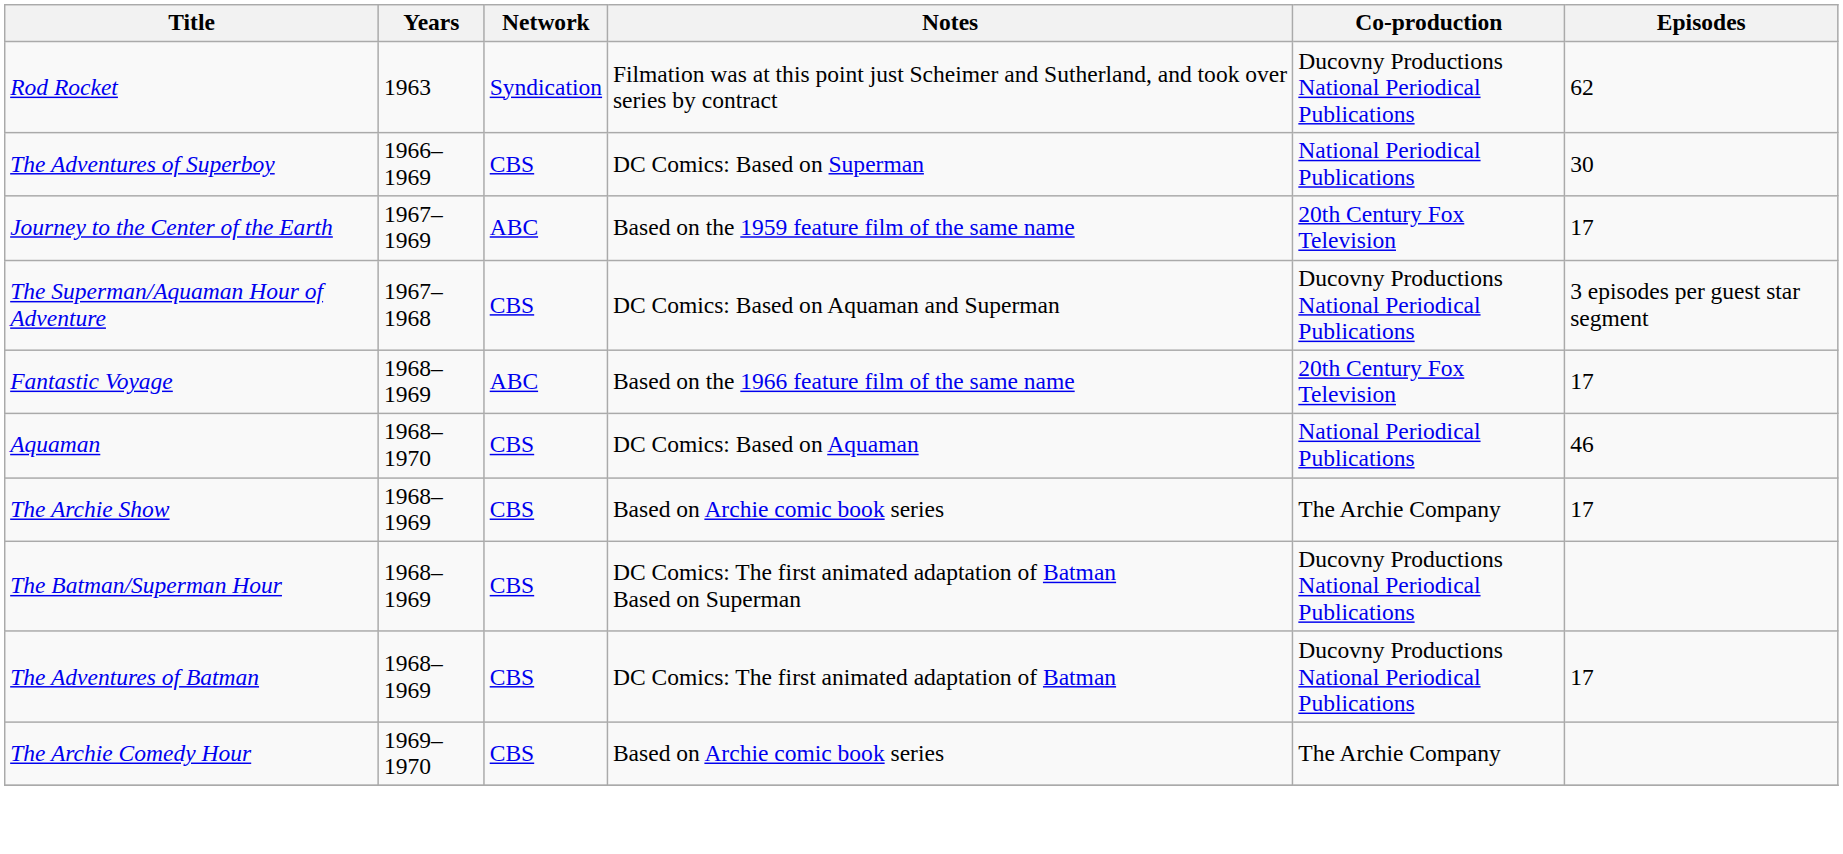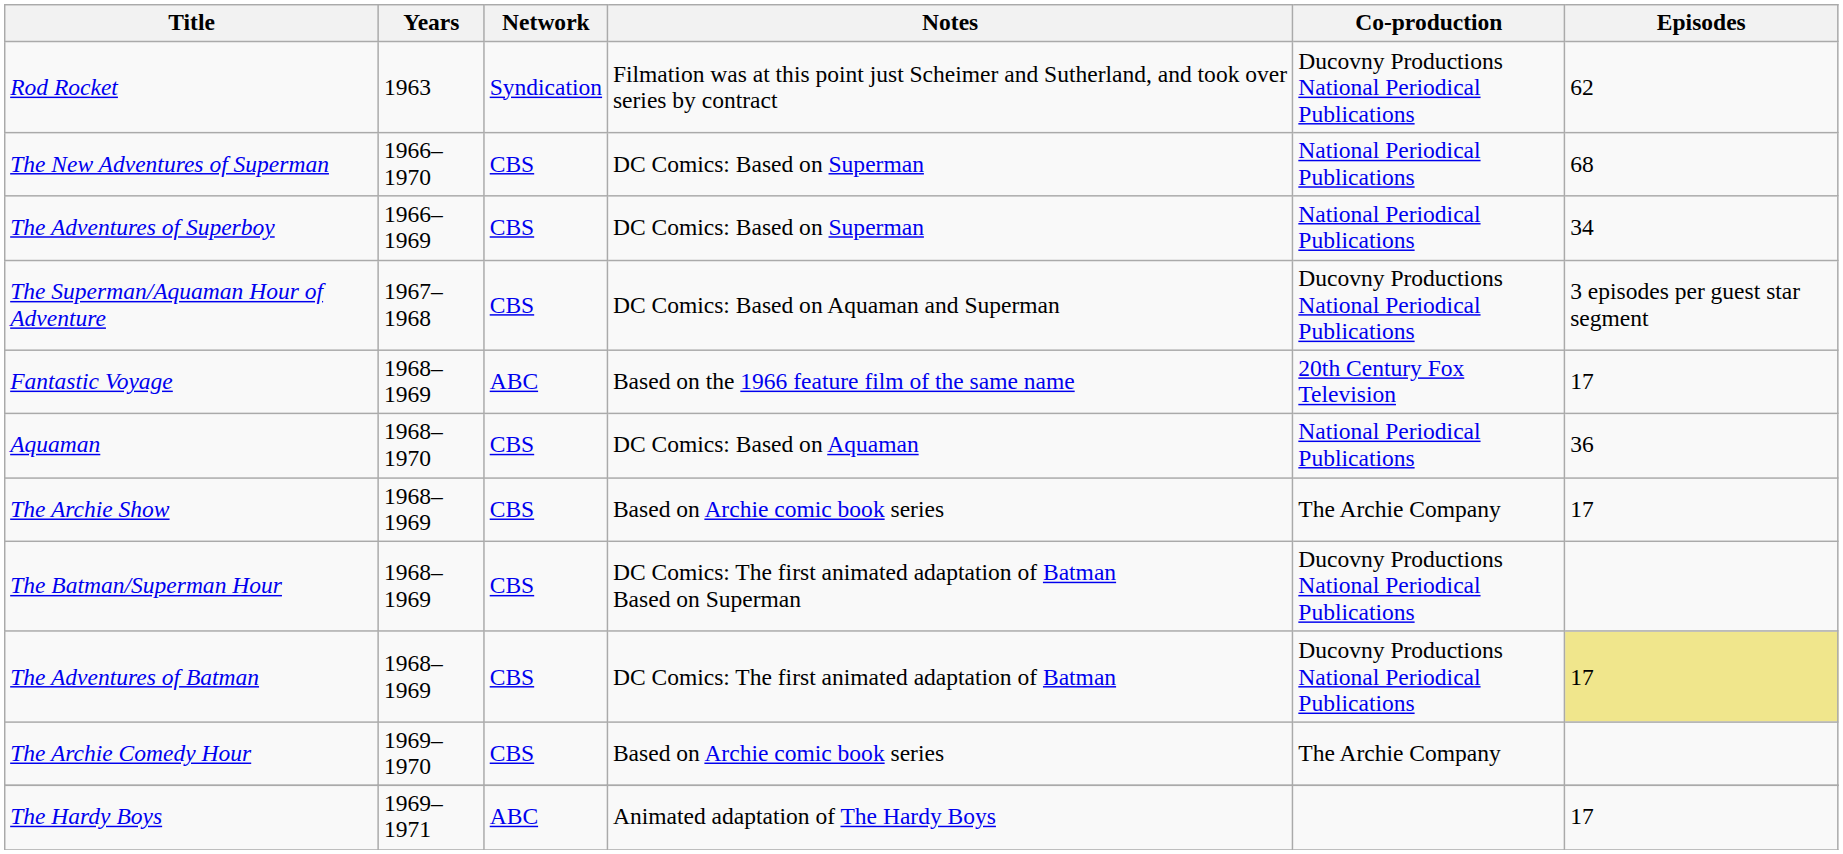+ row: (170, 163)
(1582, 163) 30 -> (1582, 227) 34
- row: (171, 227)
(1582, 445) 46 -> (1582, 445) 36
(1582, 676) no background -> (1582, 676) khaki background
+ row: (86, 817)
